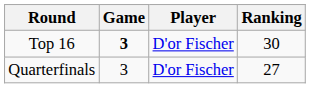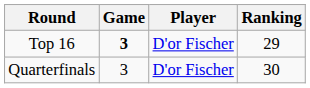(272, 43) 30 -> (272, 43) 29
(272, 69) 27 -> (272, 69) 30
